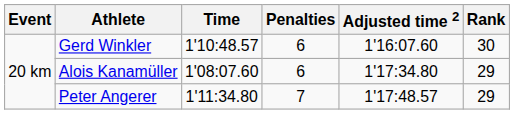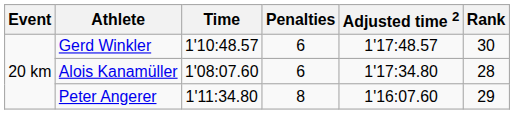(401, 47) 1'16:07.60 -> (401, 47) 1'17:48.57
(486, 72) 29 -> (486, 72) 28
(301, 97) 7 -> (301, 97) 8
(401, 97) 1'17:48.57 -> (401, 97) 1'16:07.60
